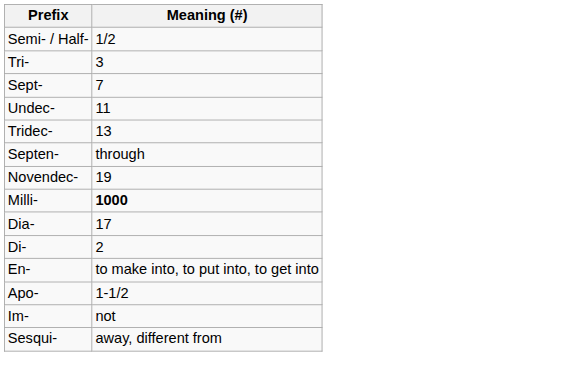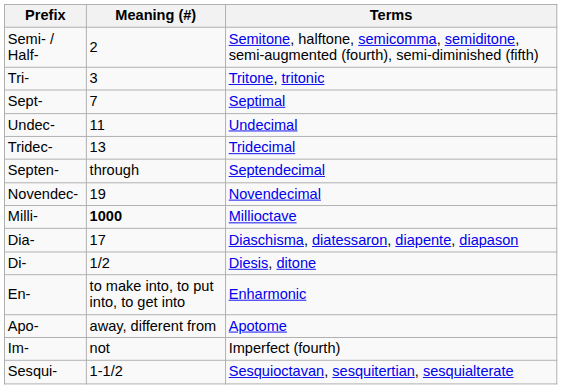+ column: (391, 16)
(106, 39) 1/2 -> (94, 47) 2
(99, 246) 2 -> (100, 263) 1/2
(112, 293) 1-1/2 -> (153, 325) away, different from
(159, 339) away, different from -> (106, 372) 1-1/2
